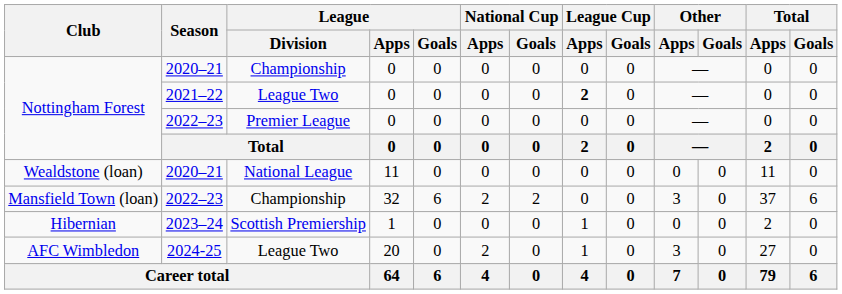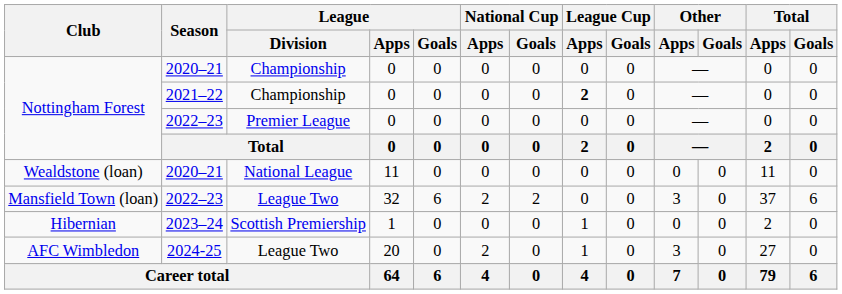(298, 95) League Two -> (298, 95) Championship
(298, 198) Championship -> (298, 198) League Two
